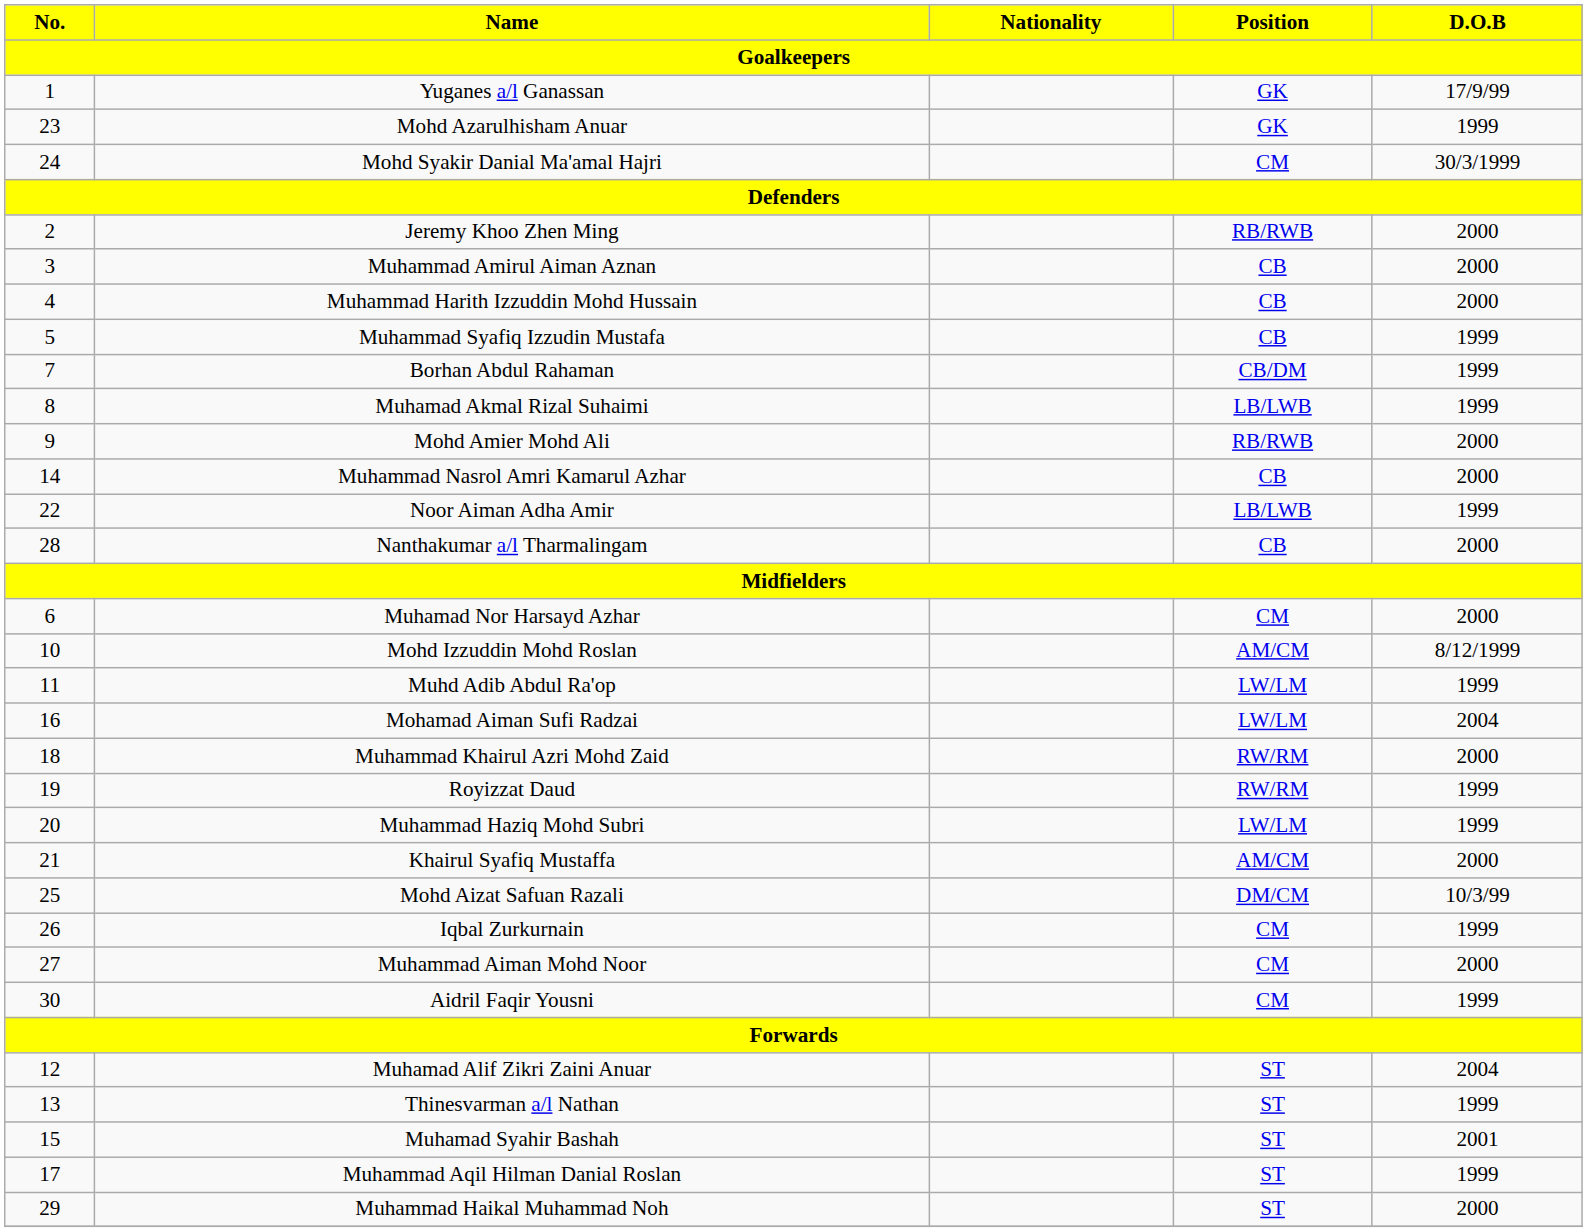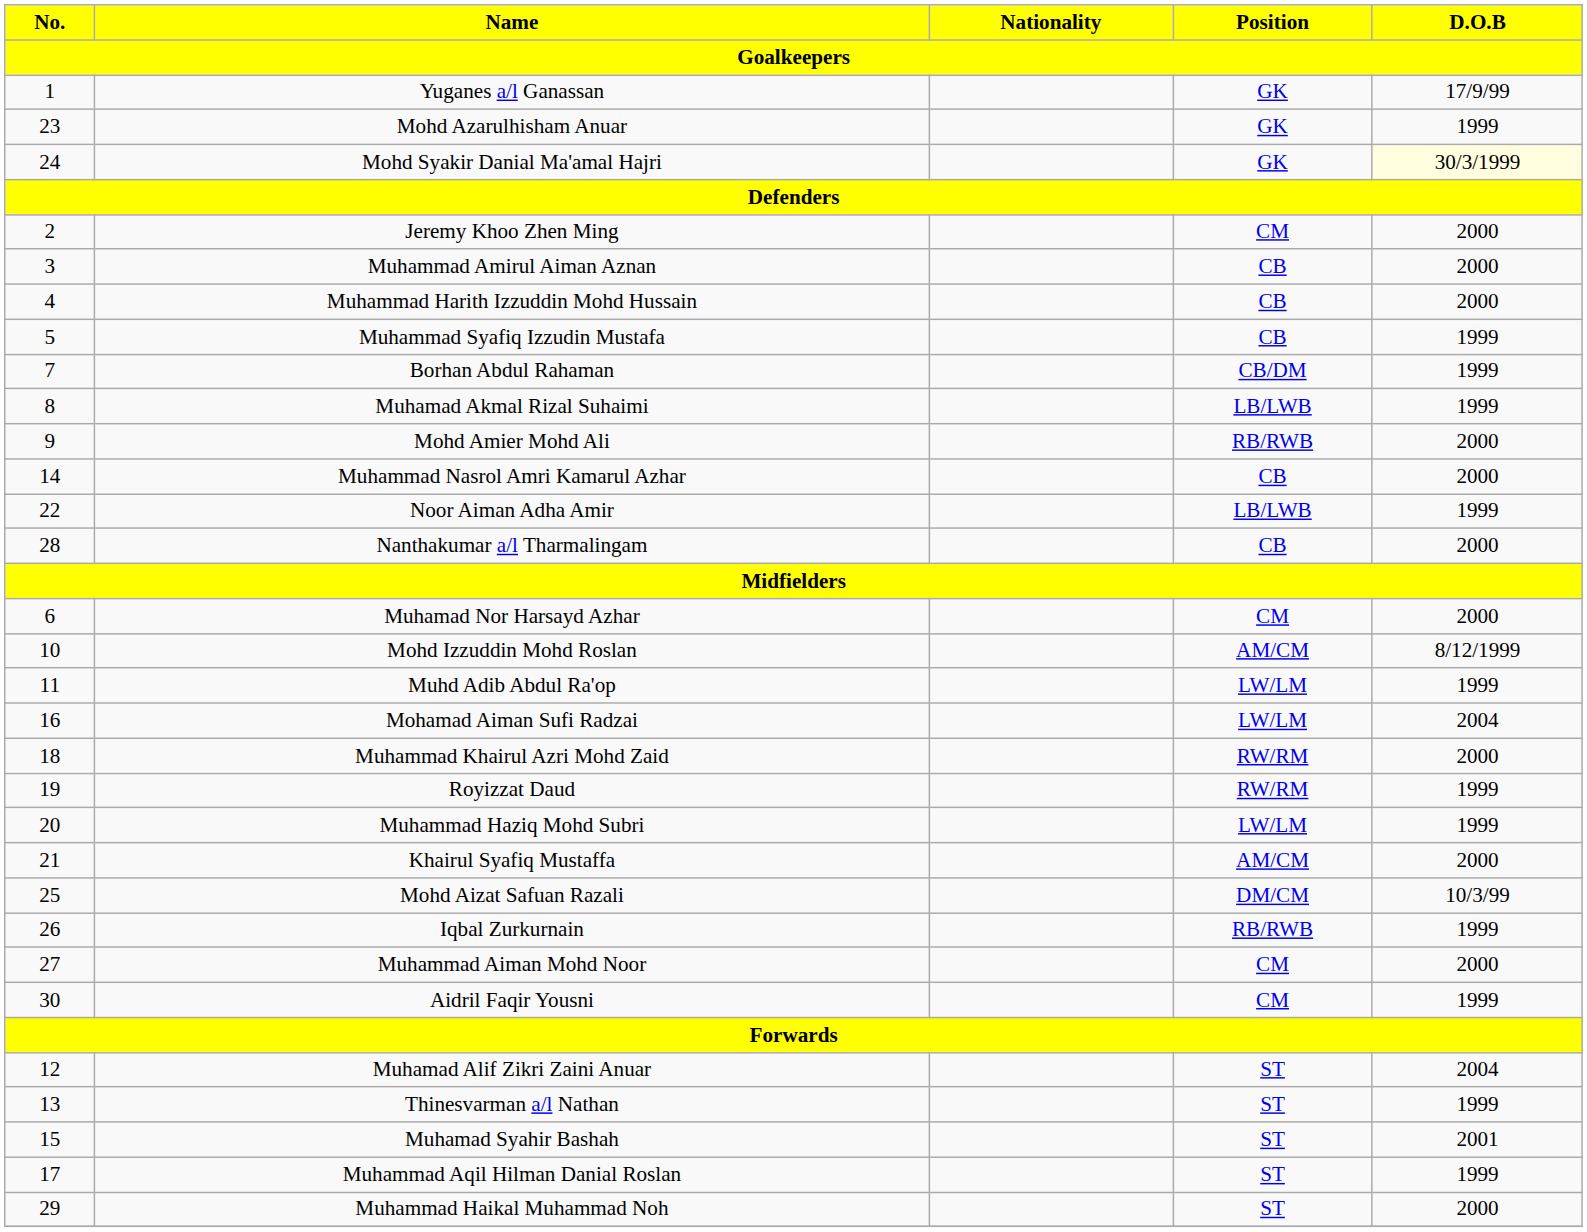(1273, 161) CM -> (1273, 161) GK
(1478, 161) no background -> (1478, 161) lightyellow background
(1273, 231) RB/RWB -> (1273, 231) CM
(1273, 930) CM -> (1273, 930) RB/RWB
